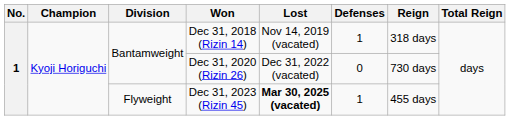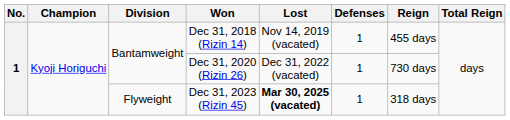(413, 37) 318 days -> (413, 37) 455 days
(360, 68) 0 -> (360, 68) 1
(413, 99) 455 days -> (413, 99) 318 days
